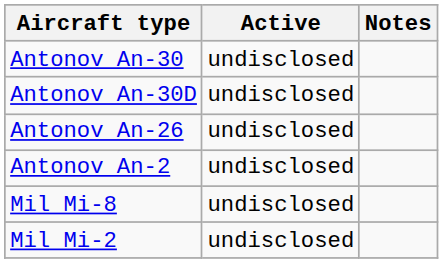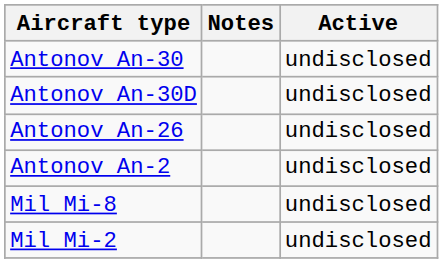columns swapped: (281, 23) <-> (398, 23)
